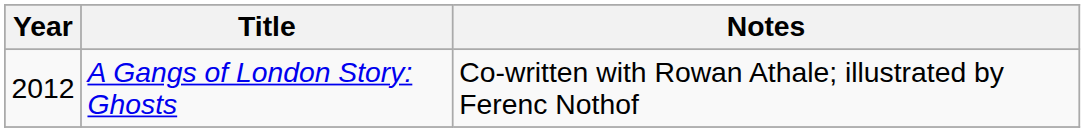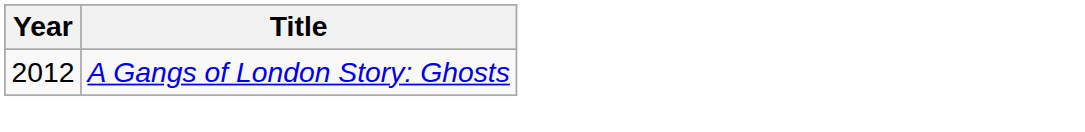- column: (766, 26)
